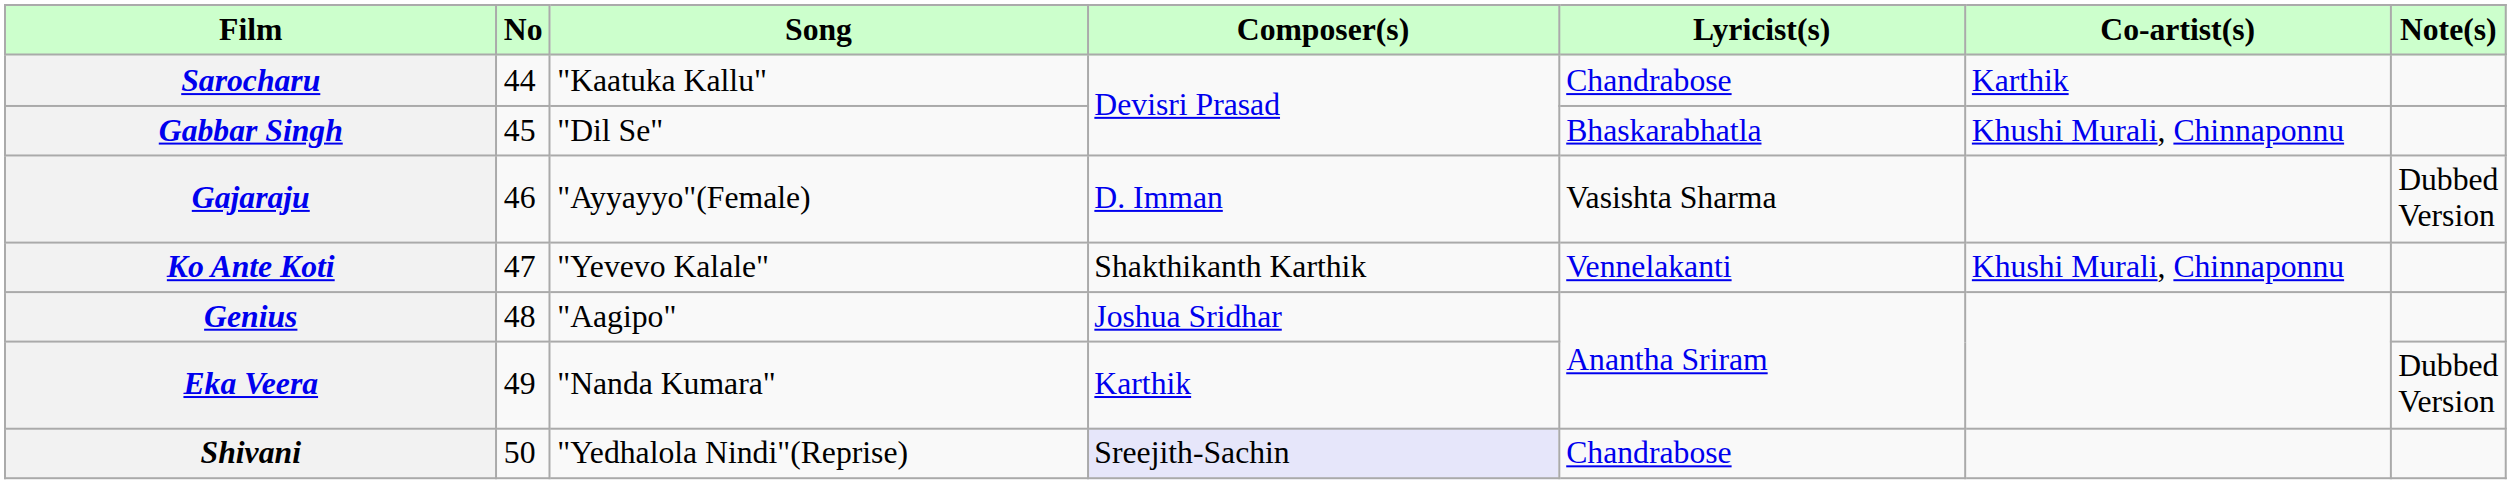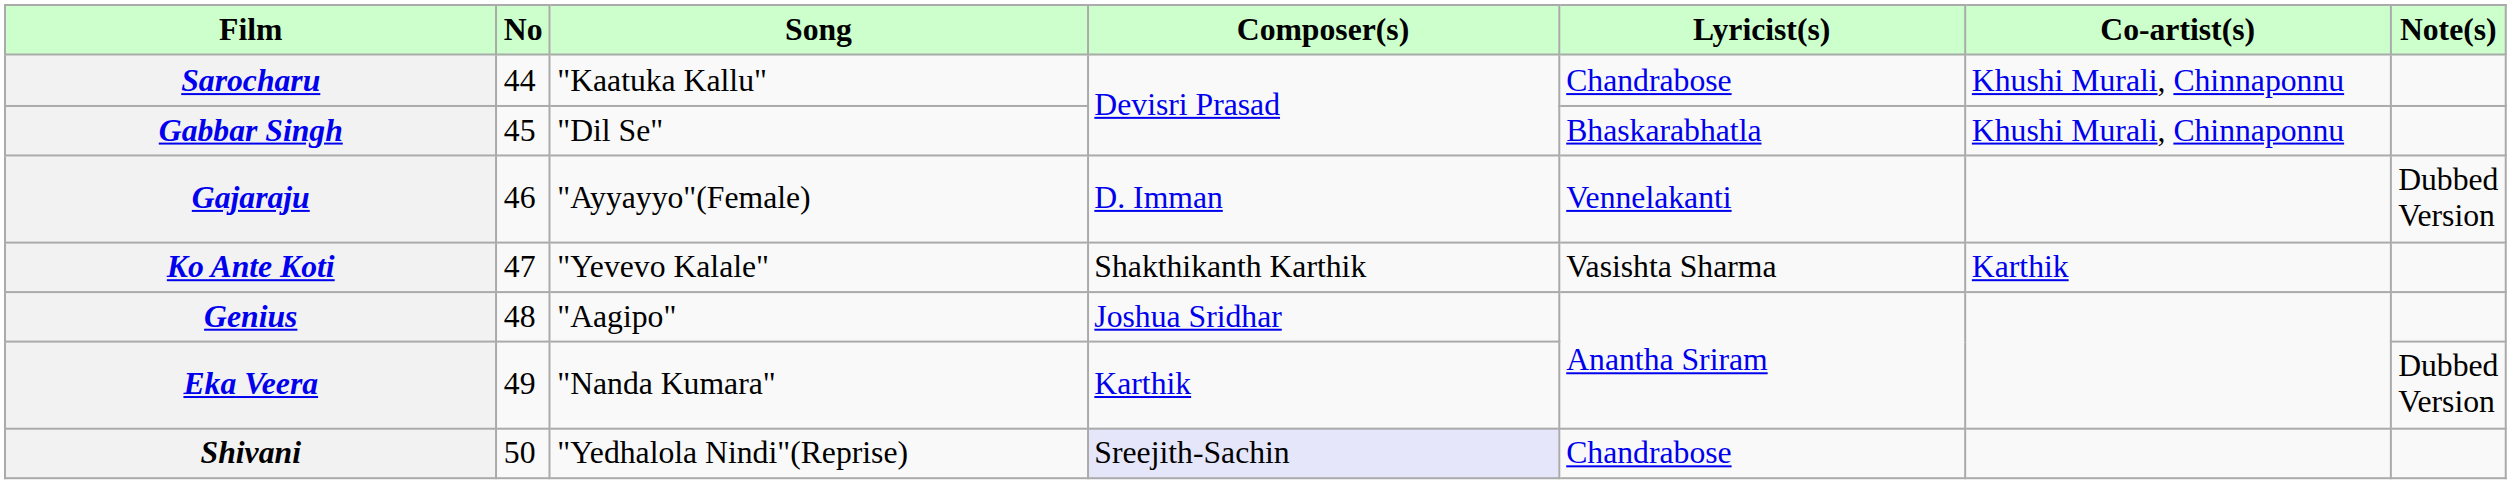(2020, 79) Karthik -> (2158, 79) Khushi Murali, Chinnaponnu
(1671, 198) Vasishta Sharma -> (1649, 198) Vennelakanti
(1649, 266) Vennelakanti -> (1671, 266) Vasishta Sharma
(2158, 266) Khushi Murali, Chinnaponnu -> (2020, 266) Karthik
